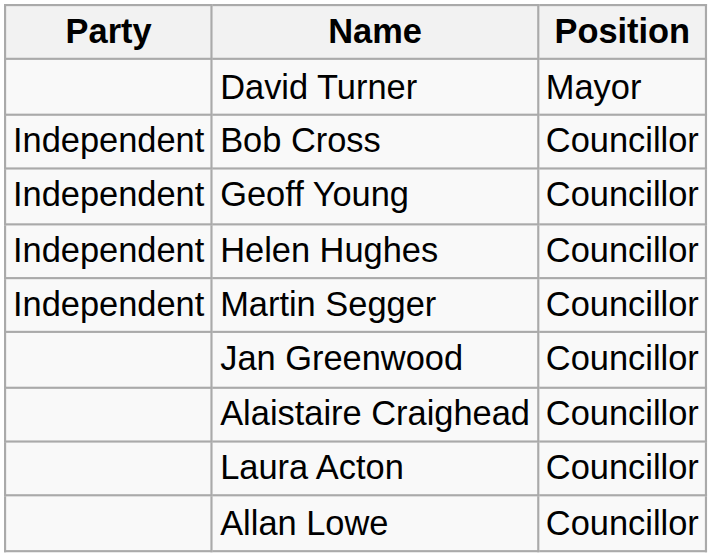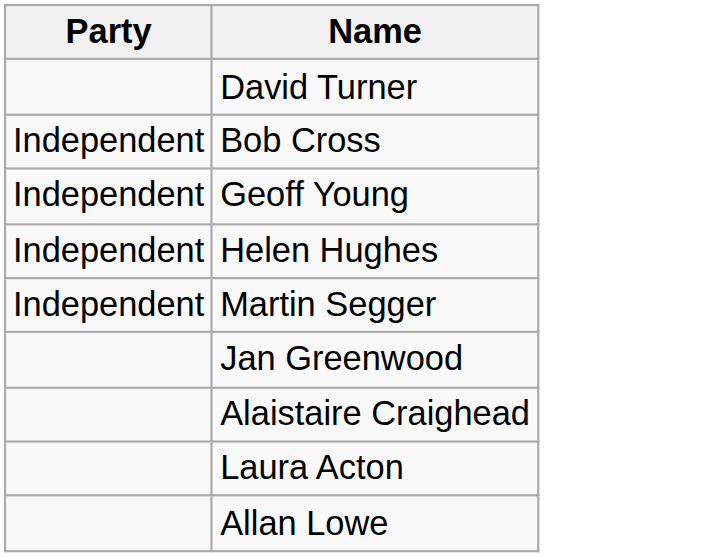- column: (622, 31)
